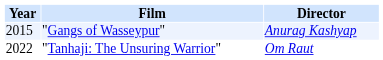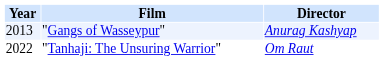(19, 31) 2015 -> (19, 31) 2013
